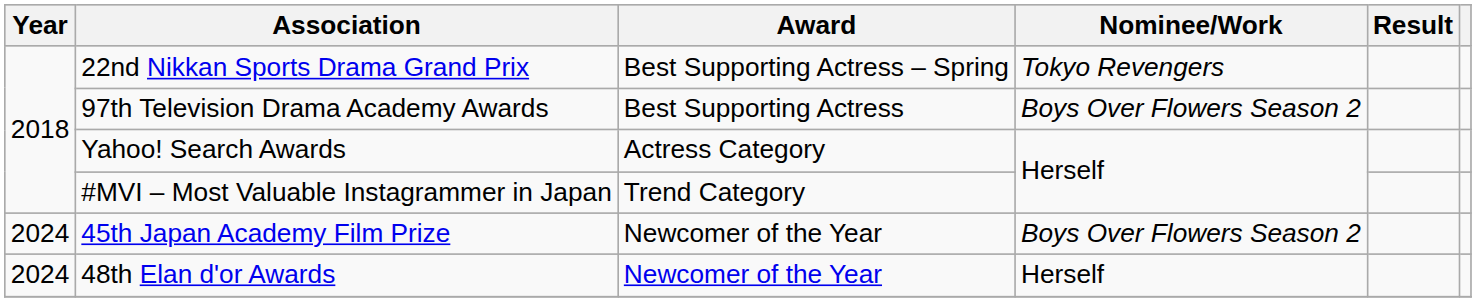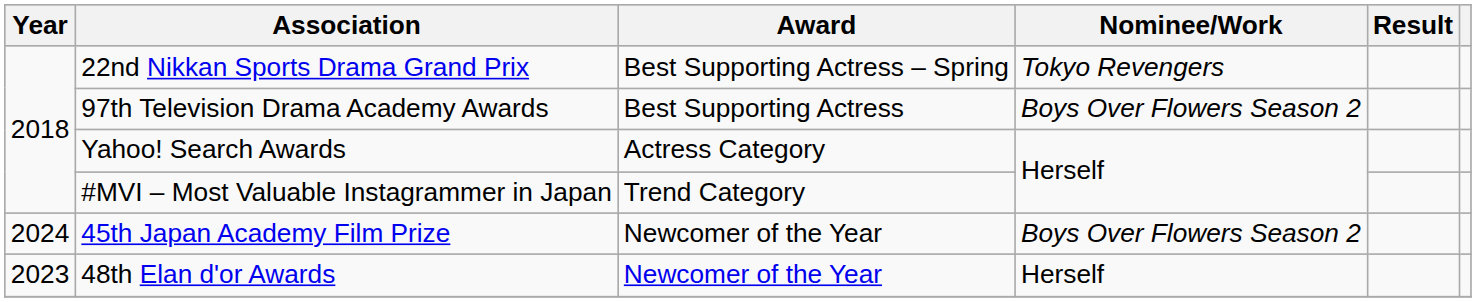(40, 274) 2024 -> (40, 274) 2023
